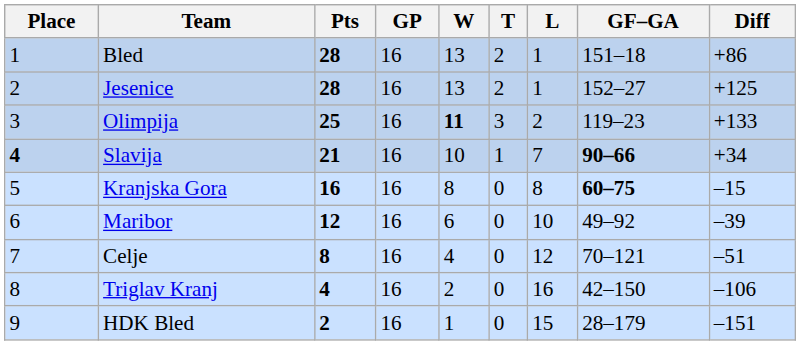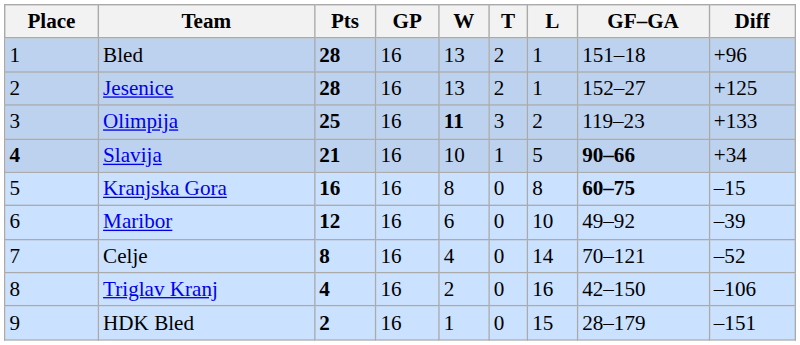(730, 54) +86 -> (730, 54) +96
(538, 155) 7 -> (538, 155) 5
(543, 255) 12 -> (543, 255) 14
(730, 255) –51 -> (730, 255) –52
